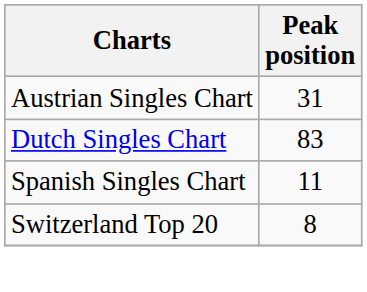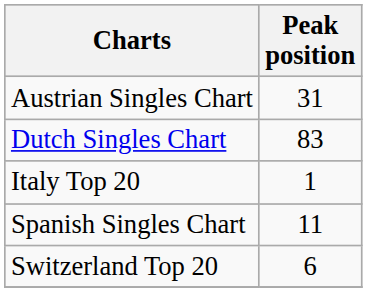+ row: (75, 181)
(310, 223) 8 -> (310, 266) 6
